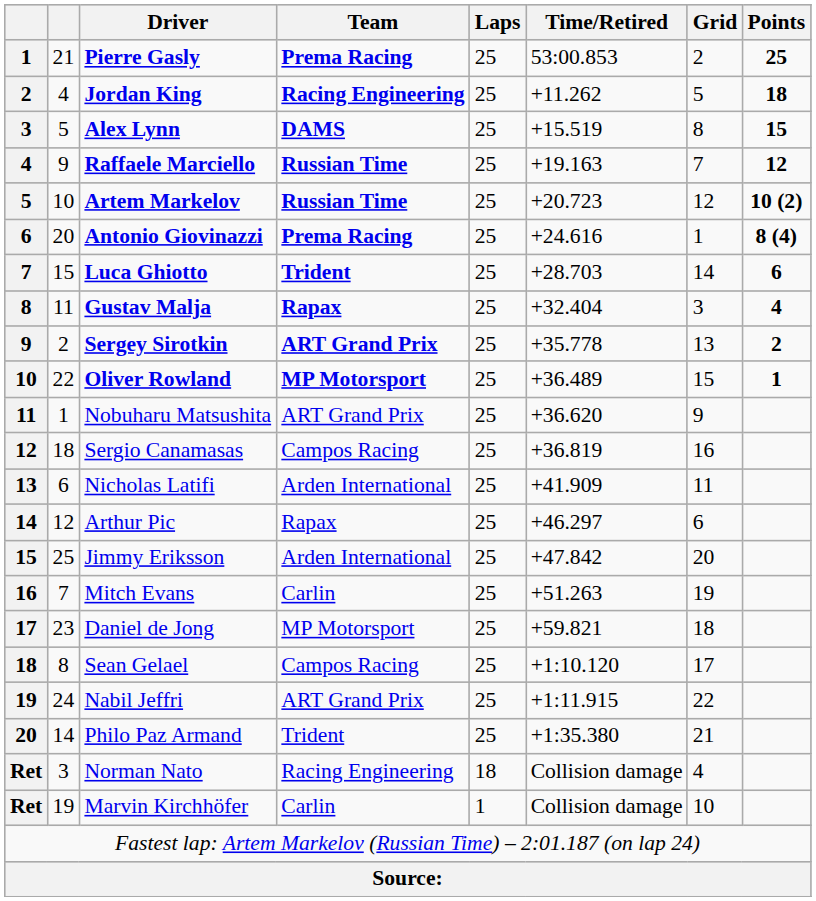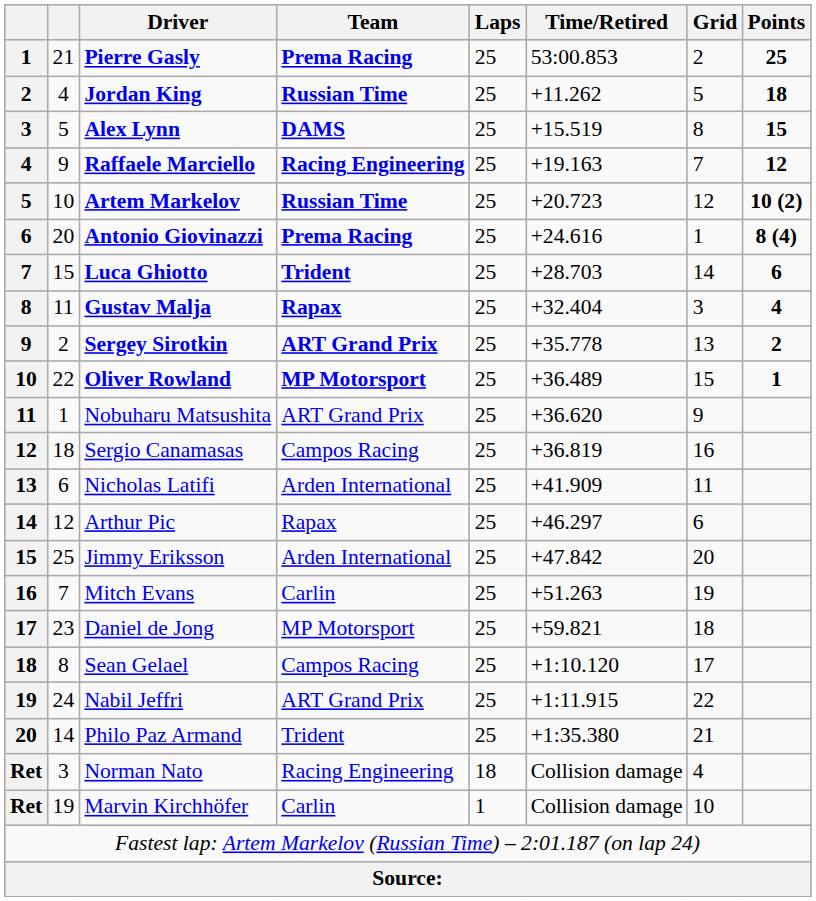(373, 93) Racing Engineering -> (344, 93) Russian Time
(344, 164) Russian Time -> (373, 164) Racing Engineering
